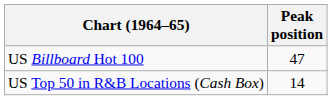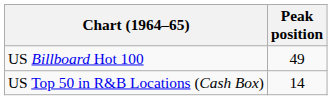(297, 58) 47 -> (297, 58) 49
